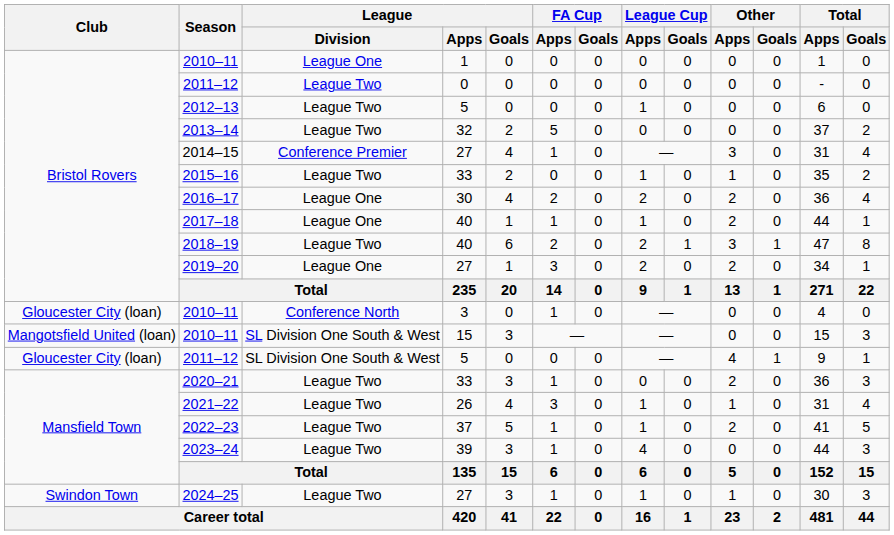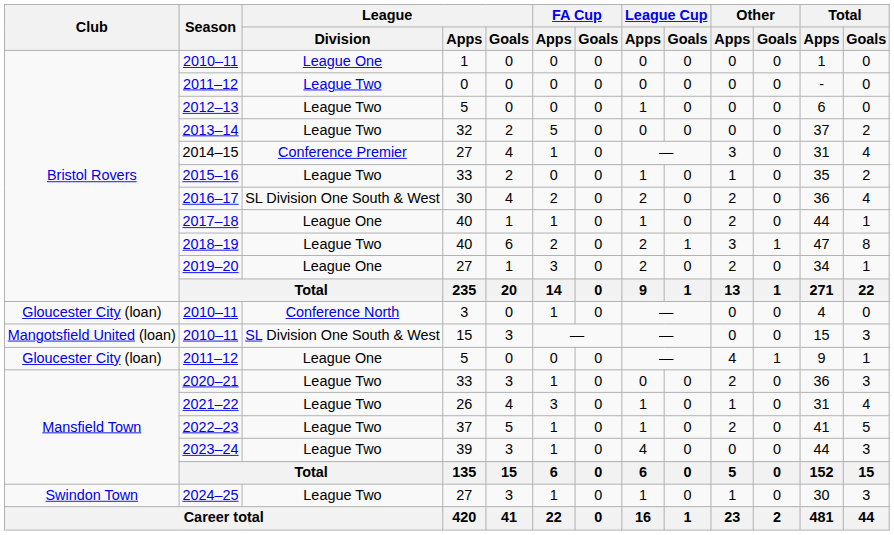(342, 198) League One -> (342, 198) SL Division One South & West
(342, 358) SL Division One South & West -> (342, 358) League One
